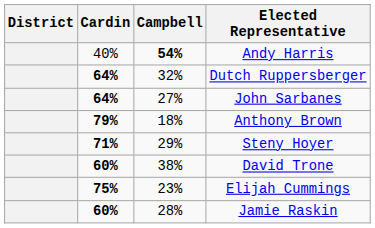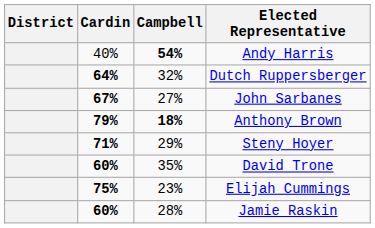(105, 99) 64% -> (105, 99) 67%
(170, 121) normal -> (170, 121) bold
(170, 166) 38% -> (170, 166) 35%
